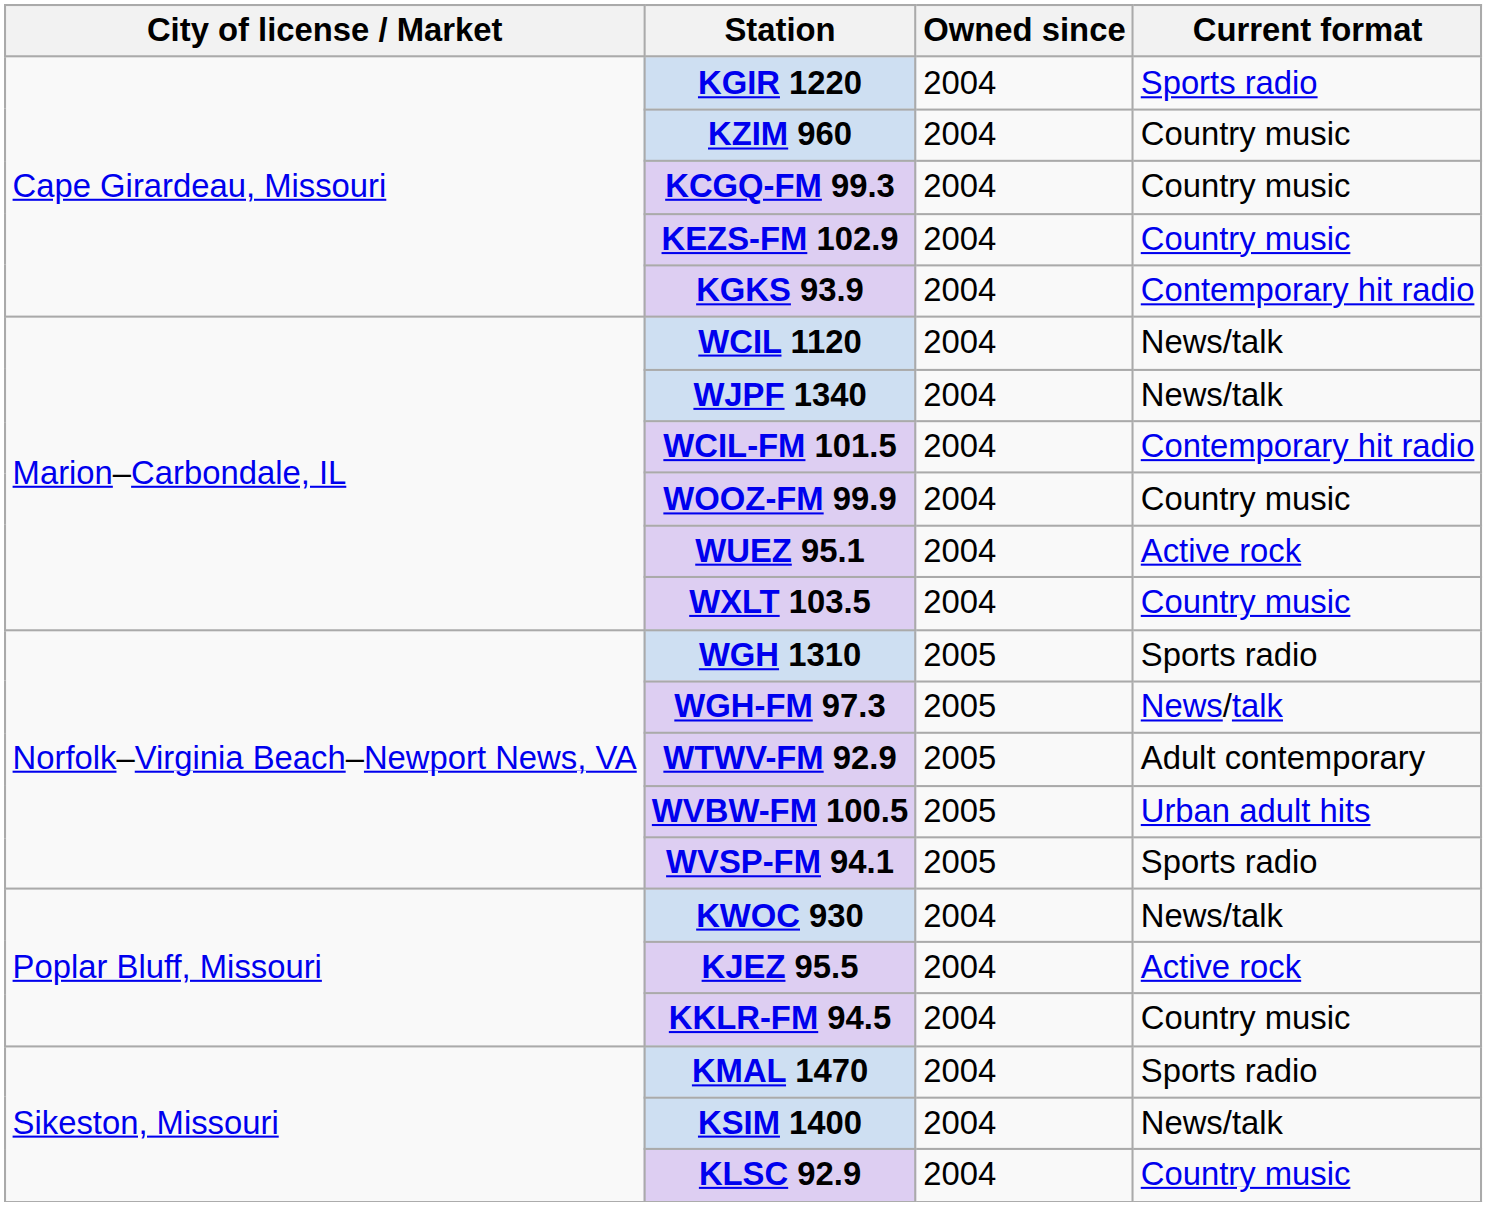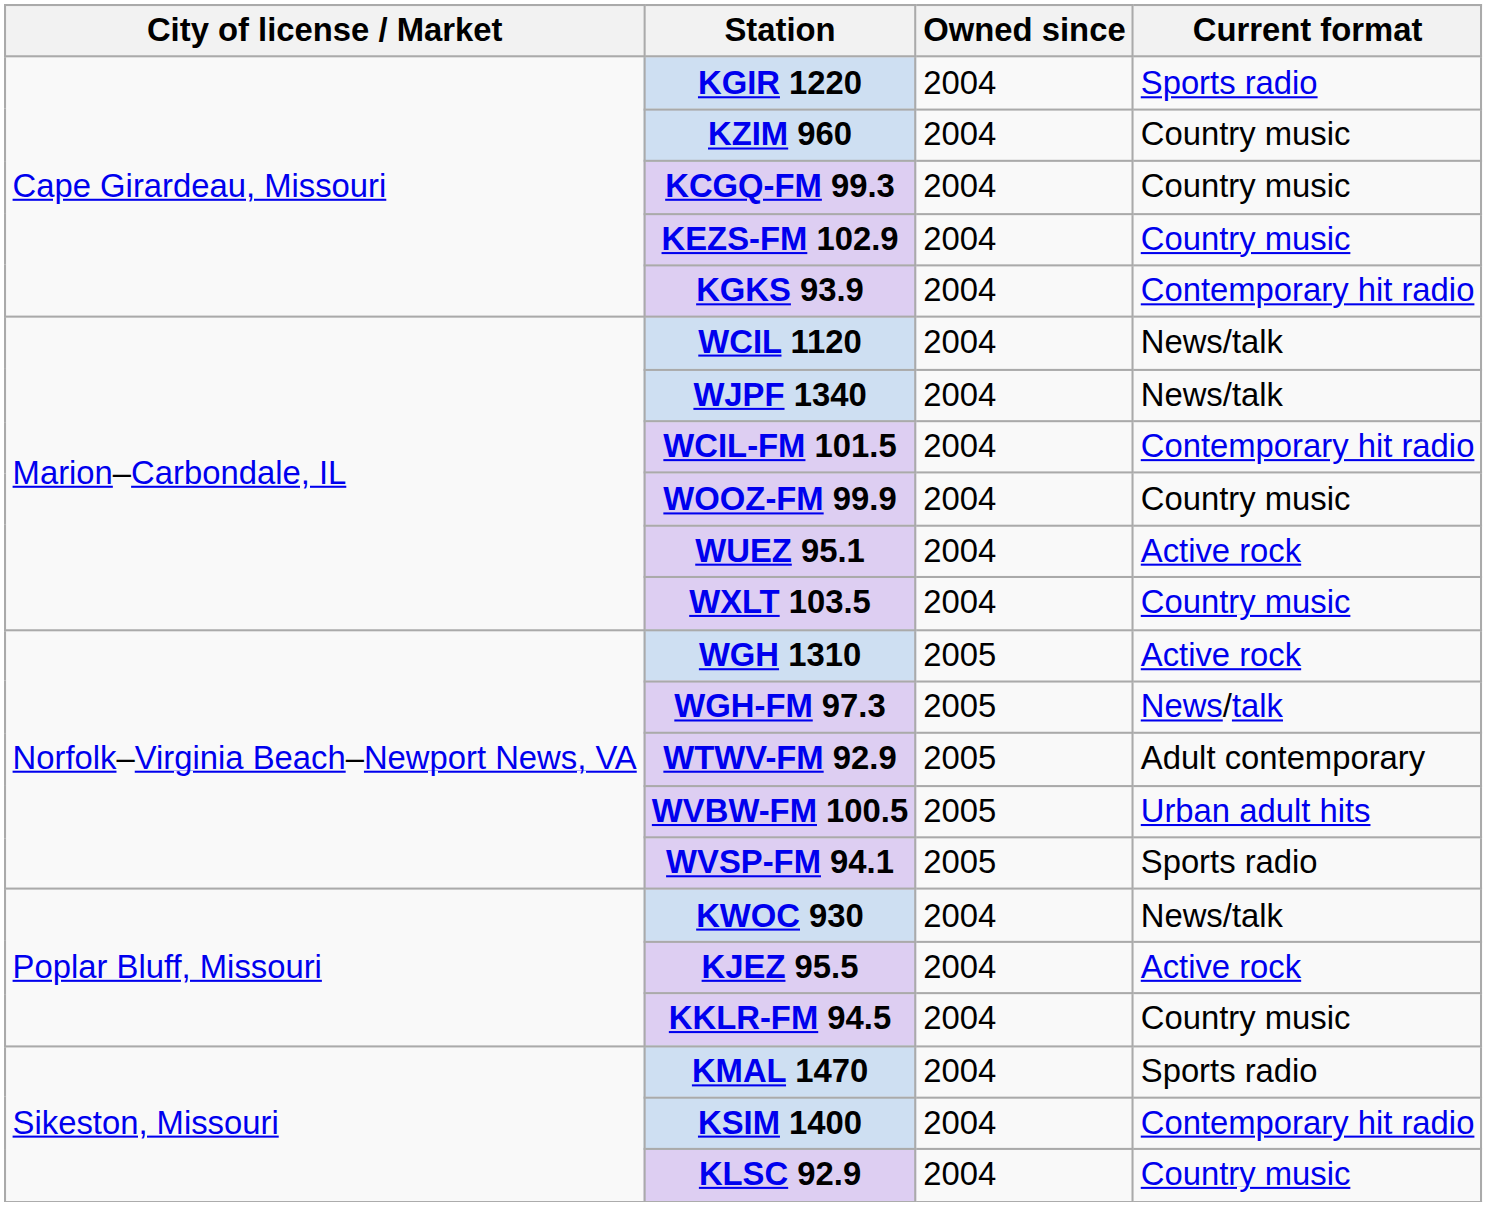(1229, 654) Sports radio -> (1221, 654) Active rock
(1212, 1122) News/talk -> (1308, 1122) Contemporary hit radio
